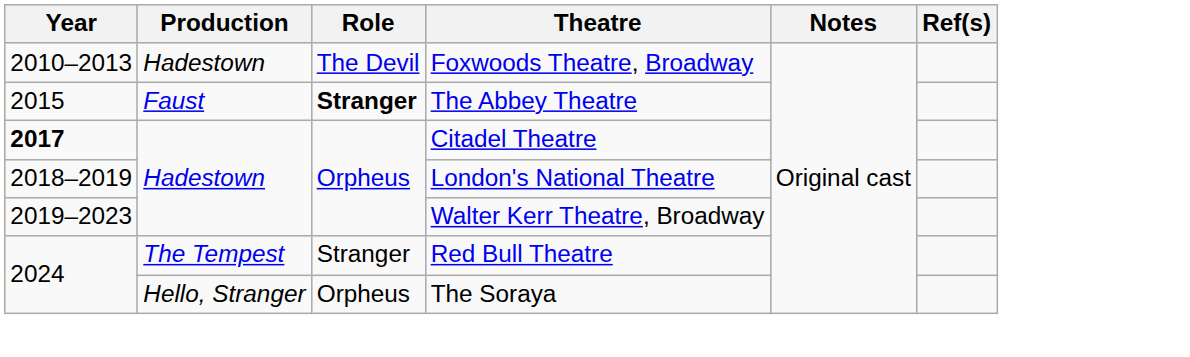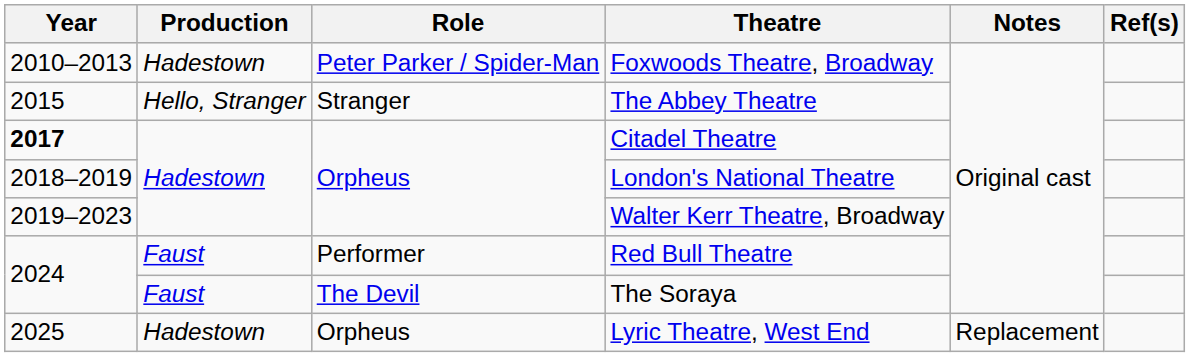(368, 62) The Devil -> (458, 62) Peter Parker / Spider-Man
(174, 100) Faust -> (224, 100) Hello, Stranger
(367, 100) bold -> (363, 100) normal
(214, 255) The Tempest -> (174, 255) Faust
(363, 255) Stranger -> (371, 255) Performer
(224, 293) Hello, Stranger -> (174, 293) Faust
(363, 293) Orpheus -> (368, 293) The Devil
+ row: (740, 332)
